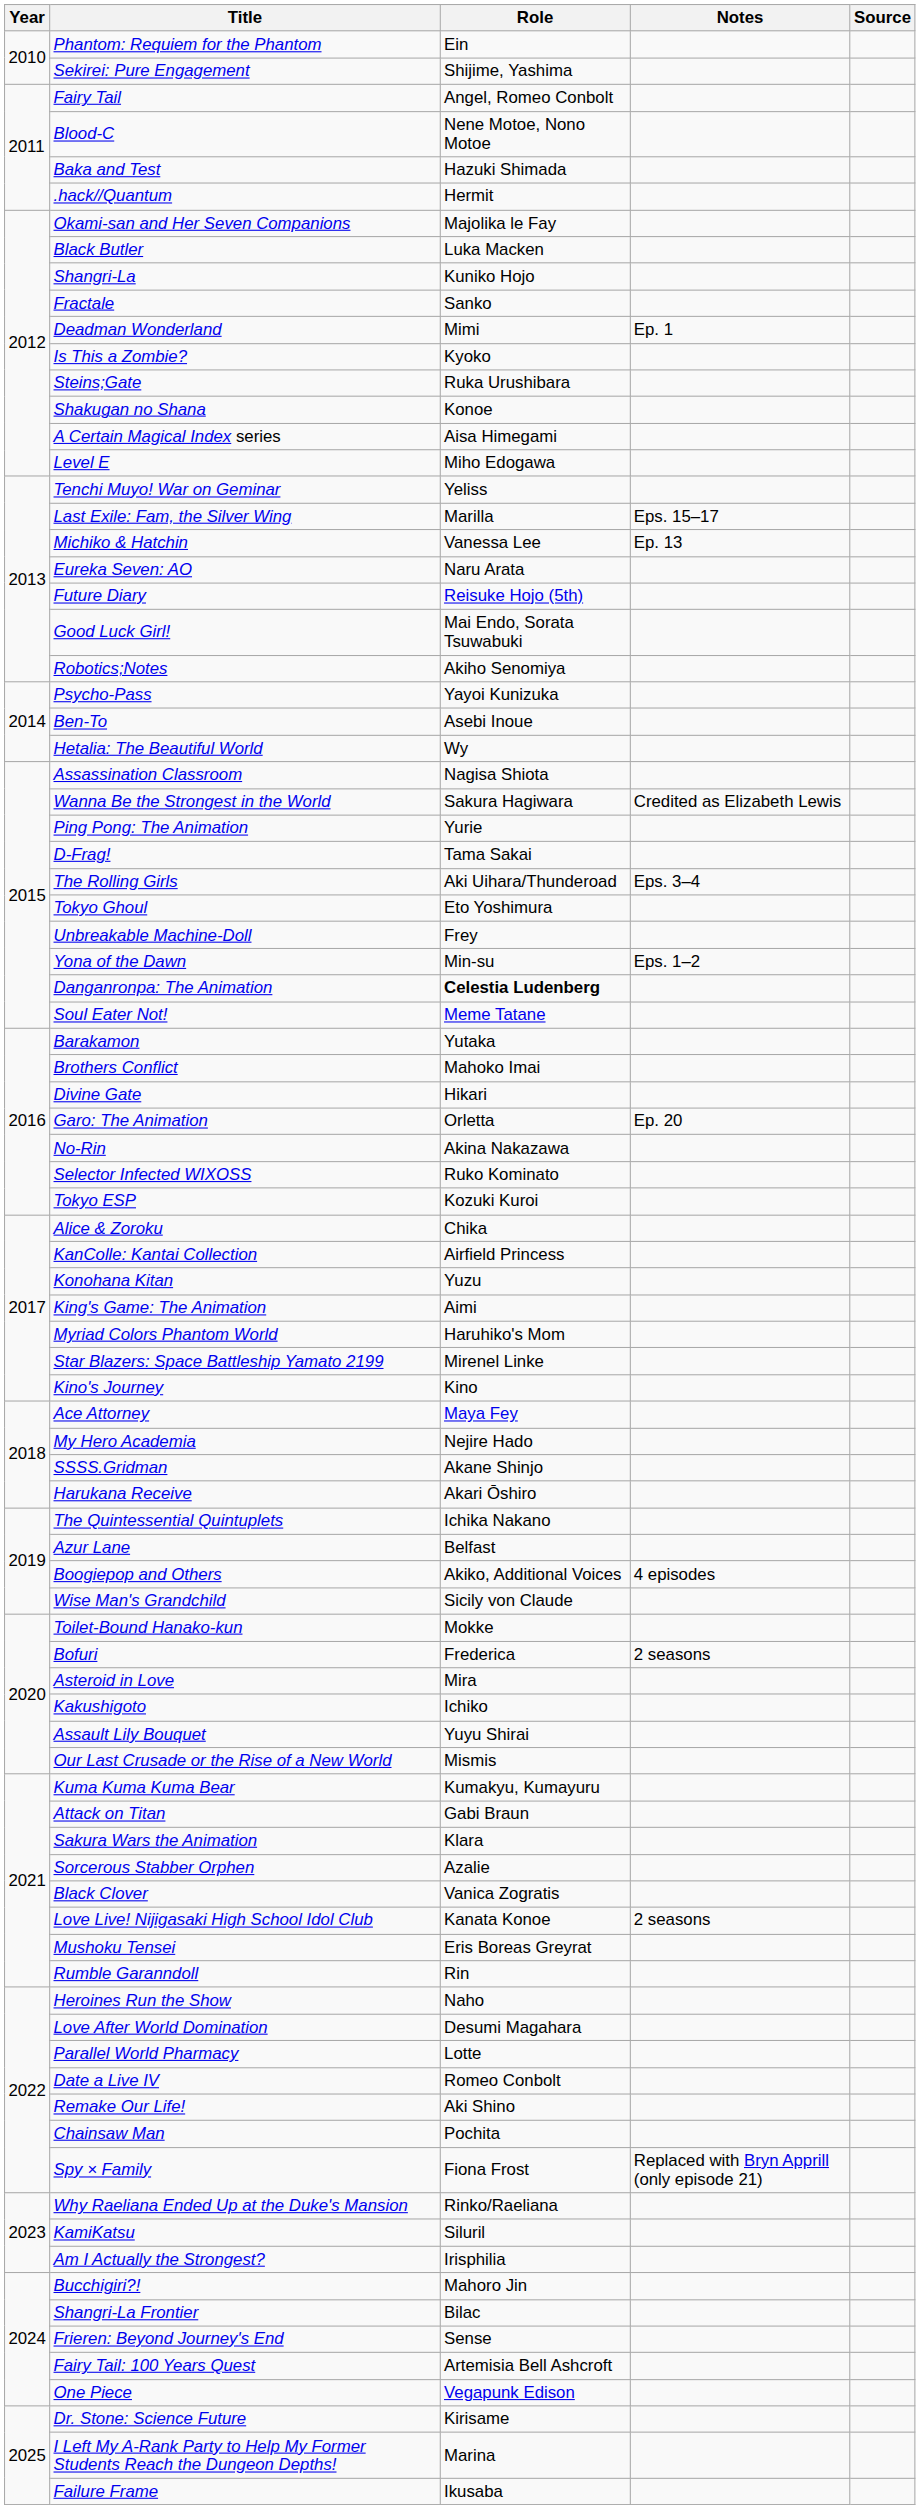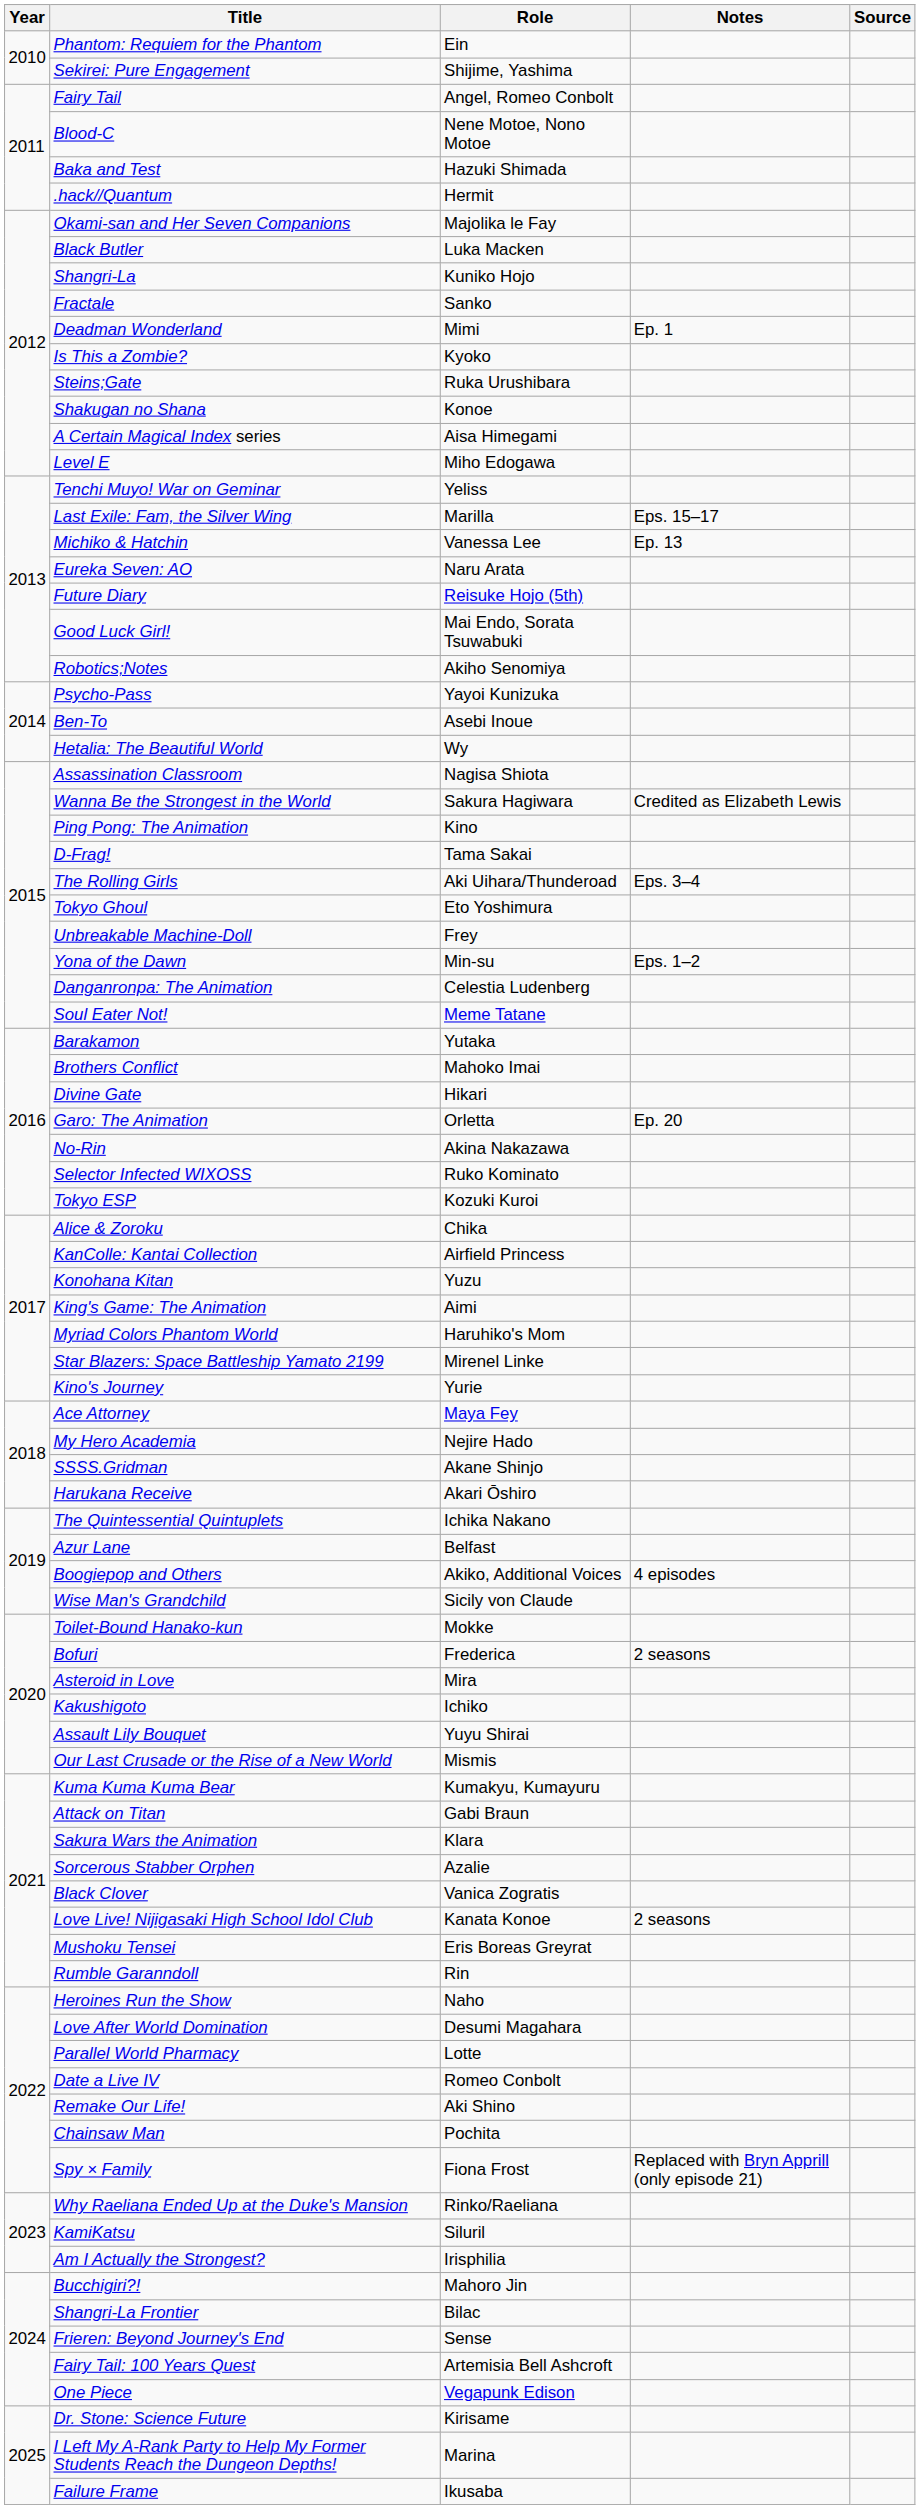(463, 828) Yurie -> (461, 828) Kino
(522, 988) bold -> (517, 988) normal
(461, 1387) Kino -> (463, 1387) Yurie
